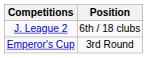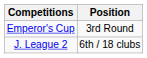rows swapped: (41, 28) <-> (41, 45)
